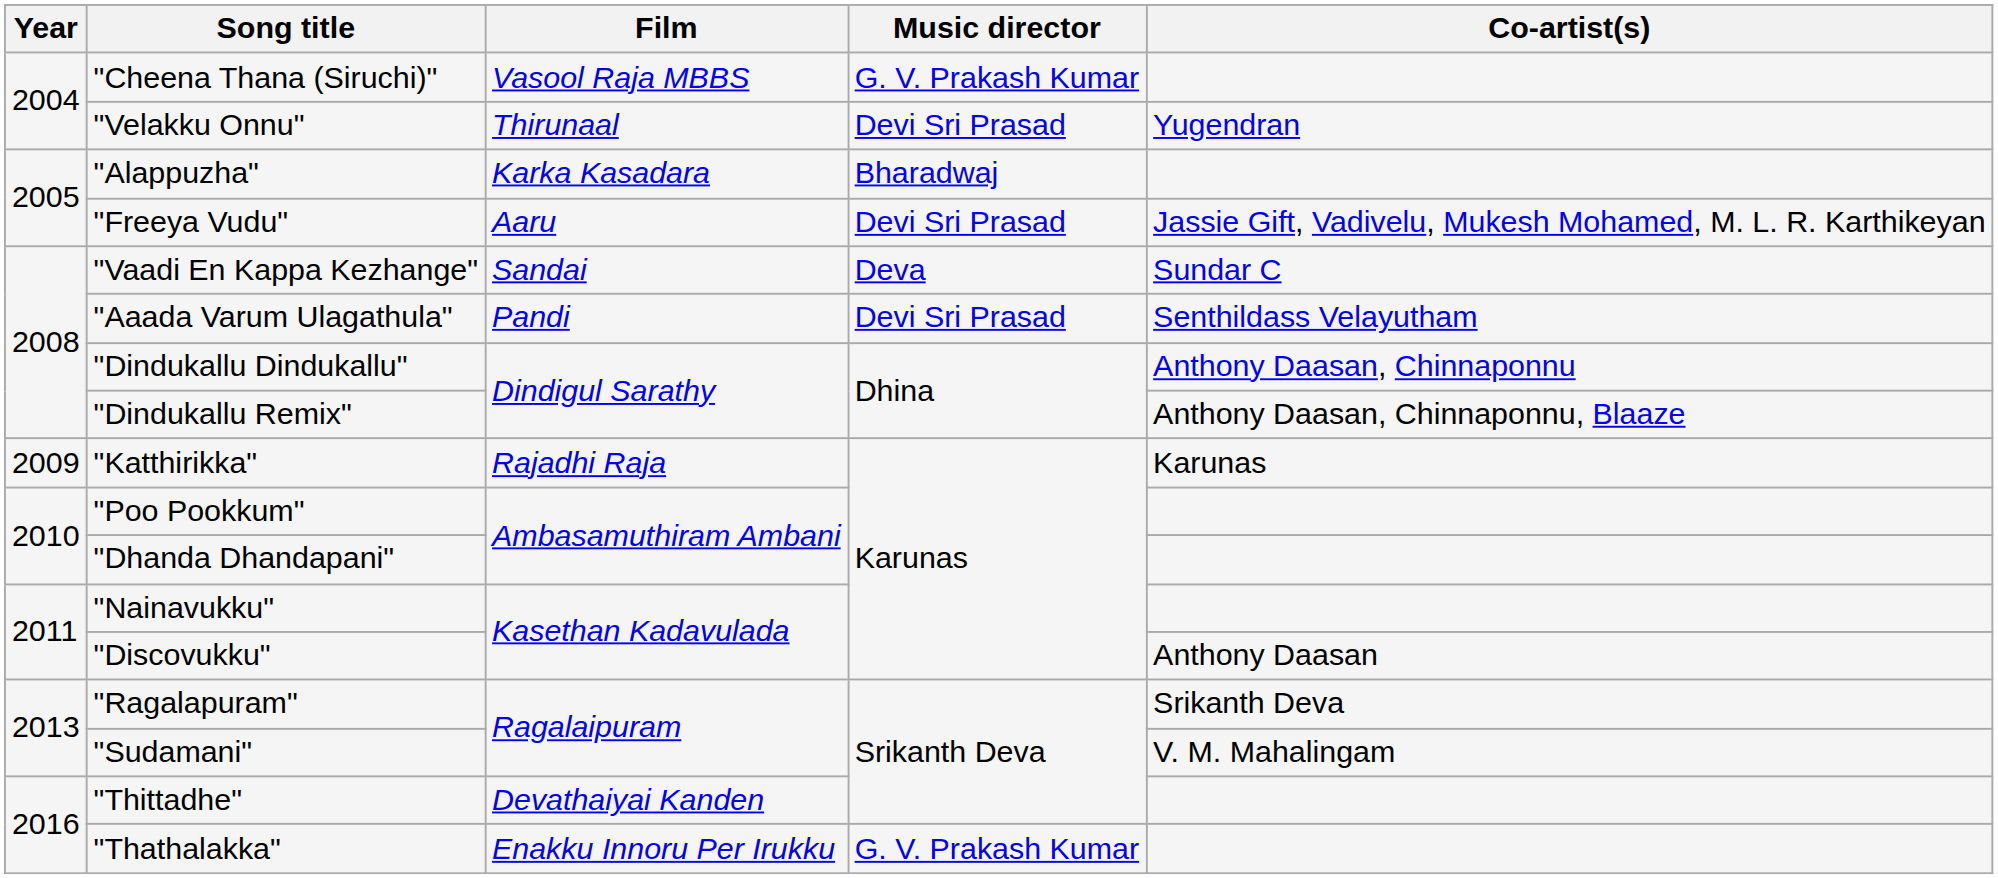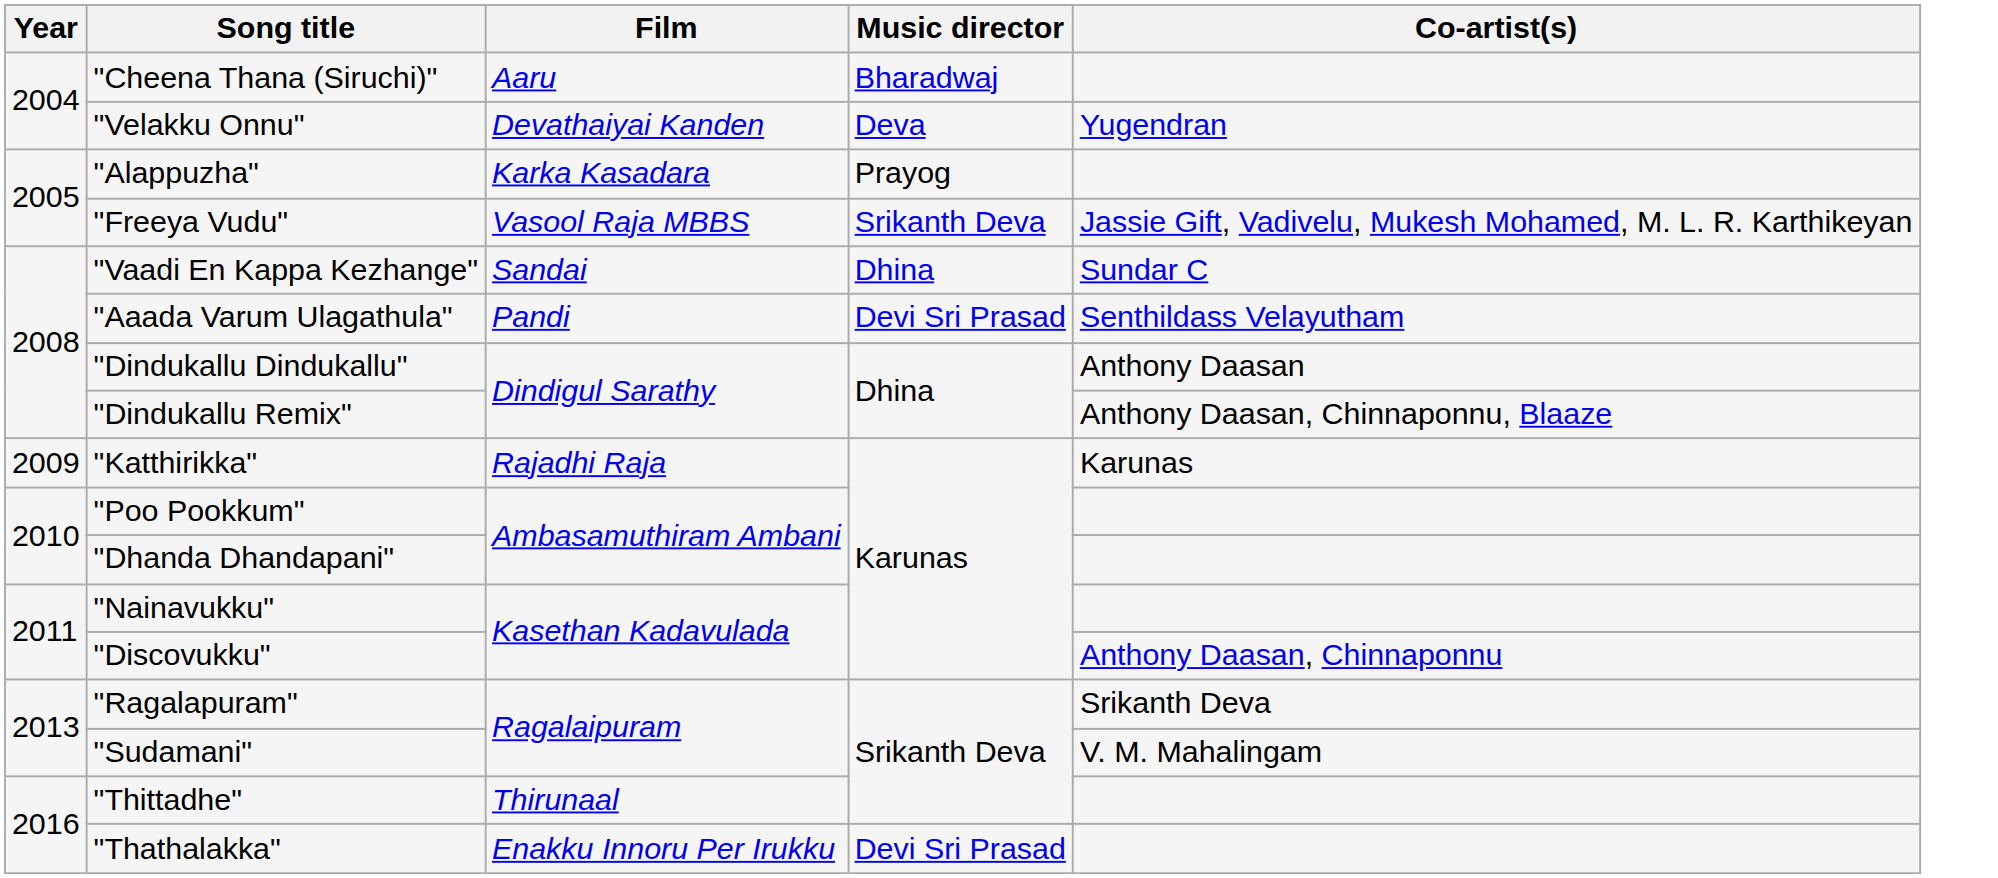(621, 76) Vasool Raja MBBS -> (524, 76) Aaru
(997, 76) G. V. Prakash Kumar -> (926, 76) Bharadwaj
(555, 125) Thirunaal -> (628, 125) Devathaiyai Kanden
(960, 125) Devi Sri Prasad -> (890, 125) Deva
(926, 173) Bharadwaj -> (903, 173) Prayog
(524, 221) Aaru -> (621, 221) Vasool Raja MBBS
(960, 221) Devi Sri Prasad -> (950, 221) Srikanth Deva
(890, 269) Deva -> (894, 269) Dhina
(1364, 366) Anthony Daasan, Chinnaponnu -> (1192, 366) Anthony Daasan
(1266, 655) Anthony Daasan -> (1291, 655) Anthony Daasan, Chinnaponnu
(628, 800) Devathaiyai Kanden -> (555, 800) Thirunaal
(997, 848) G. V. Prakash Kumar -> (960, 848) Devi Sri Prasad
